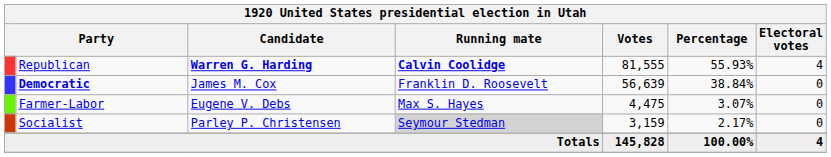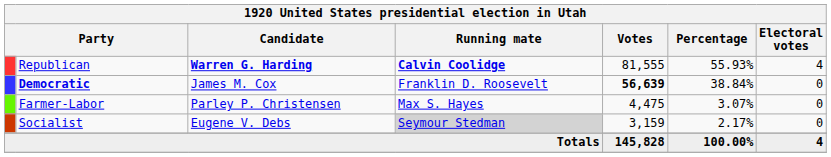(643, 85) normal -> (643, 85) bold
(241, 104) Eugene V. Debs -> (266, 104) Parley P. Christensen
(266, 124) Parley P. Christensen -> (241, 124) Eugene V. Debs
